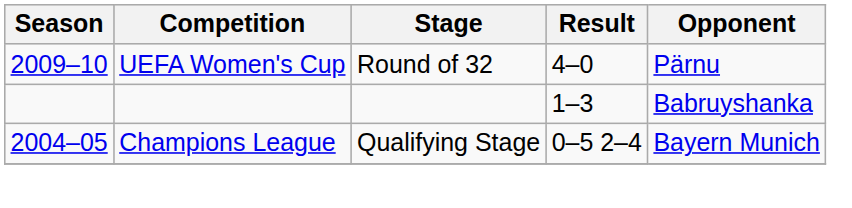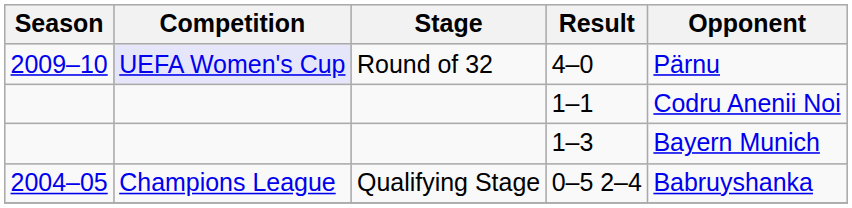(232, 63) no background -> (232, 63) lavender background
+ row: (572, 103)
(733, 103) Babruyshanka -> (737, 143) Bayern Munich
(737, 143) Bayern Munich -> (733, 182) Babruyshanka
